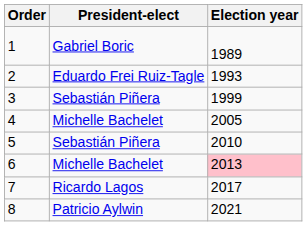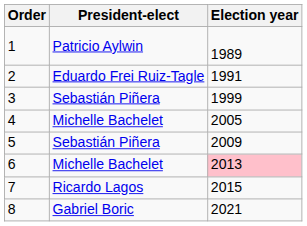(93, 45) Gabriel Boric -> (98, 45) Patricio Aylwin
(227, 76) 1993 -> (227, 76) 1991
(227, 143) 2010 -> (227, 143) 2009
(227, 187) 2017 -> (227, 187) 2015
(98, 210) Patricio Aylwin -> (93, 210) Gabriel Boric
